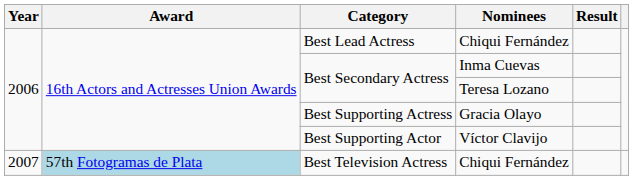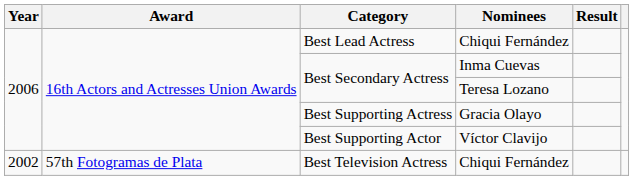(23, 162) 2007 -> (23, 162) 2002
(124, 162) lightblue background -> (124, 162) no background
